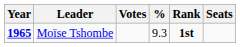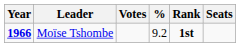(19, 33) 1965 -> (19, 33) 1966
(159, 33) 9.3 -> (159, 33) 9.2
